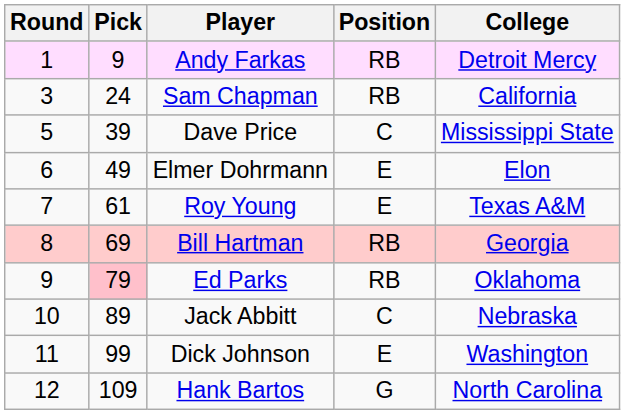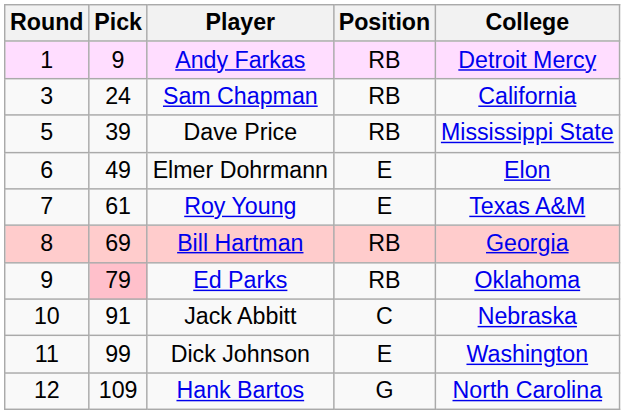(384, 133) C -> (384, 133) RB
(118, 317) 89 -> (118, 317) 91
